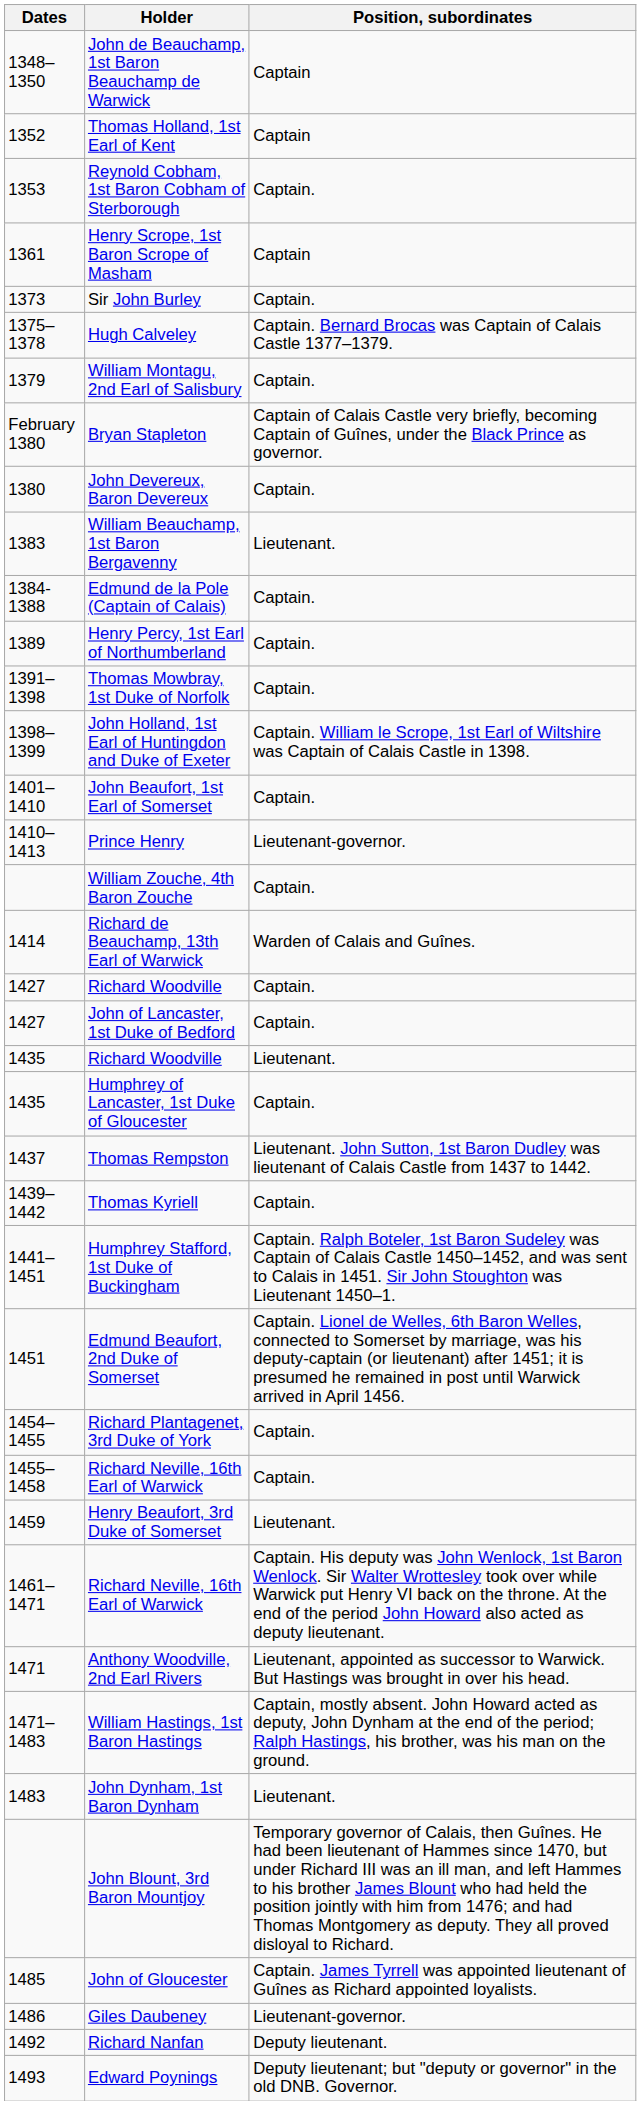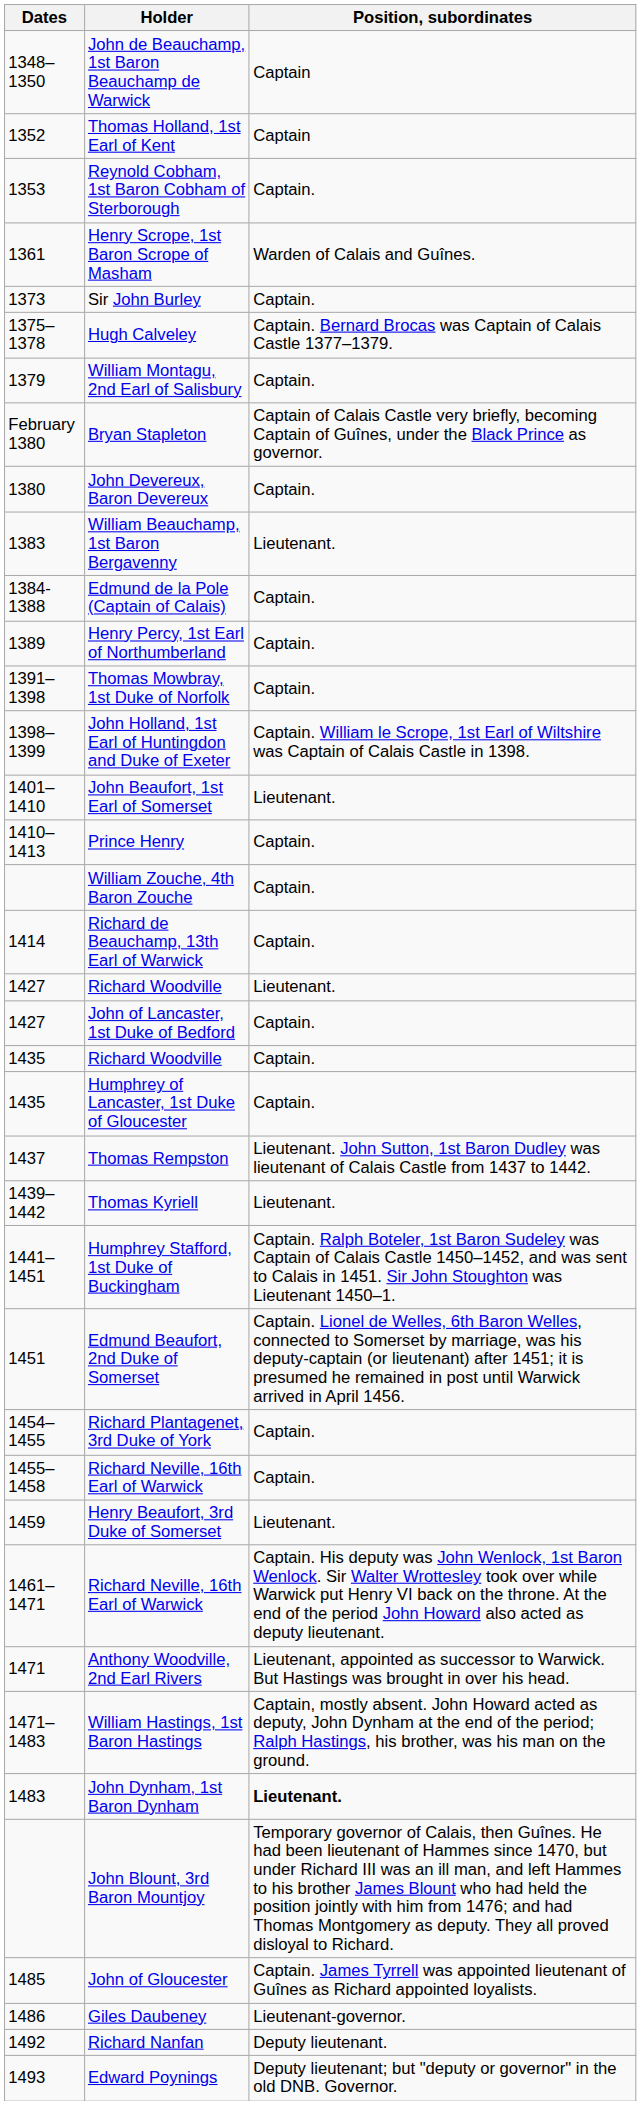(282, 254) Captain -> (364, 254) Warden of Calais and Guînes.
(284, 797) Captain. -> (294, 797) Lieutenant.
(330, 842) Lieutenant-governor. -> (284, 842) Captain.
(364, 941) Warden of Calais and Guînes. -> (284, 941) Captain.
(284, 987) Captain. -> (294, 987) Lieutenant.
(294, 1058) Lieutenant. -> (284, 1058) Captain.
(284, 1203) Captain. -> (294, 1203) Lieutenant.
(294, 1796) normal -> (298, 1796) bold
